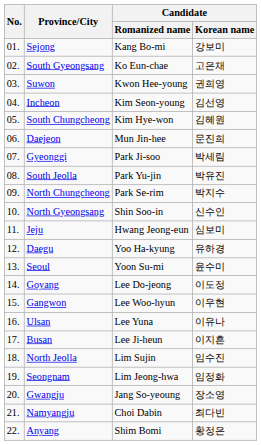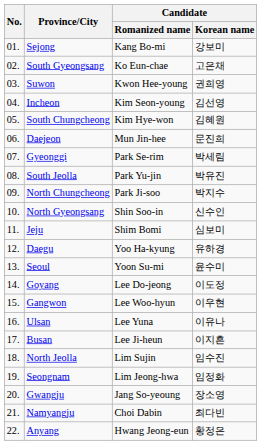(137, 157) Park Ji-soo -> (139, 157) Park Se-rim
(139, 194) Park Se-rim -> (137, 194) Park Ji-soo
(152, 230) Hwang Jeong-eun -> (138, 230) Shim Bomi
(138, 431) Shim Bomi -> (152, 431) Hwang Jeong-eun
